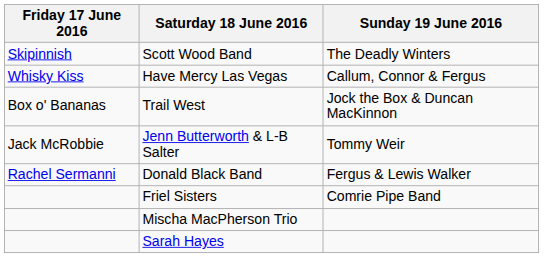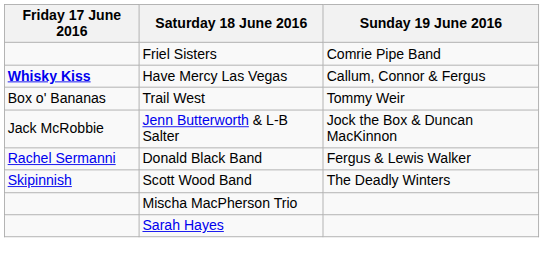rows swapped: (197, 53) <-> (180, 197)
(46, 76) normal -> (49, 76) bold
(400, 106) Jock the Box & Duncan MacKinnon -> (366, 98) Tommy Weir
(366, 144) Tommy Weir -> (400, 128) Jock the Box & Duncan MacKinnon
